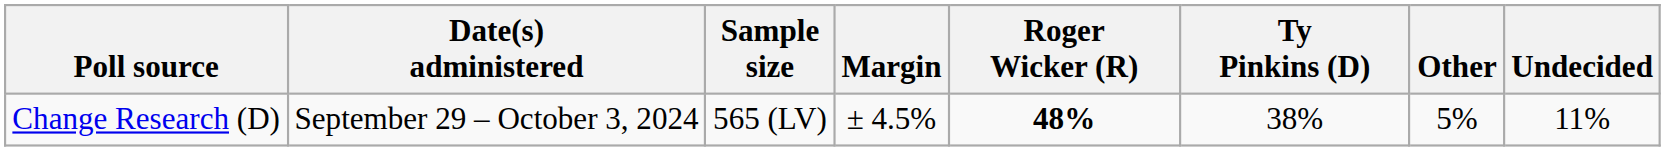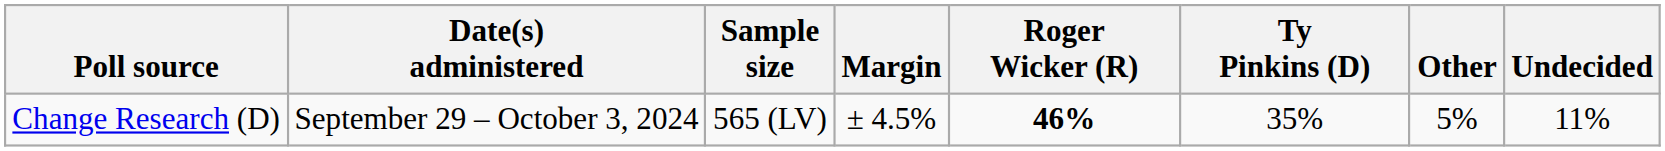(1064, 118) 48% -> (1064, 118) 46%
(1295, 118) 38% -> (1295, 118) 35%
